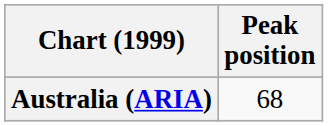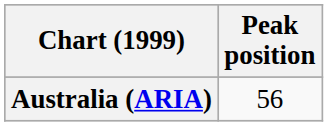(270, 98) 68 -> (270, 98) 56
